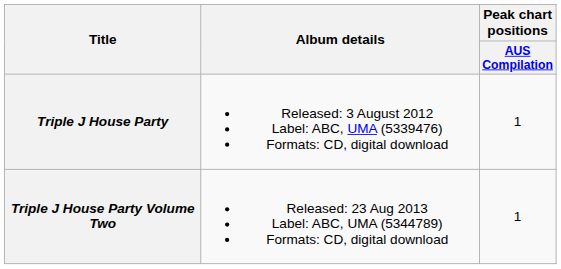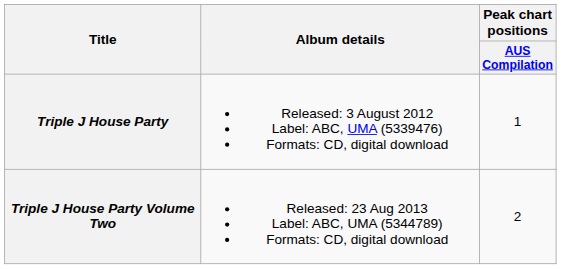(518, 216) 1 -> (518, 216) 2
